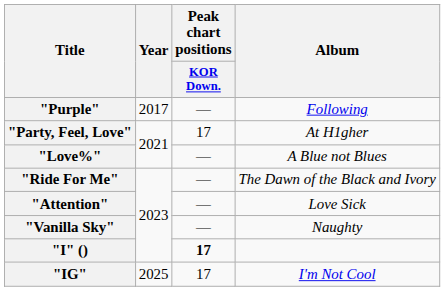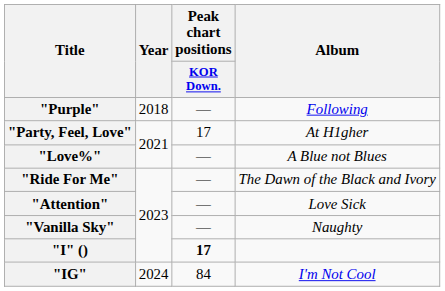(154, 109) 2017 -> (154, 109) 2018
(154, 274) 2025 -> (154, 274) 2024
(203, 274) 17 -> (203, 274) 84
